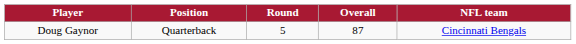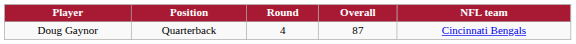(283, 30) 5 -> (283, 30) 4
